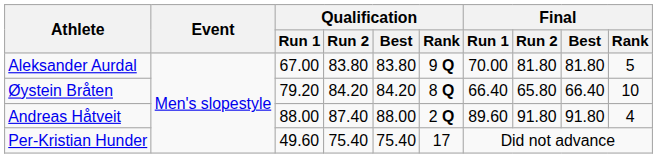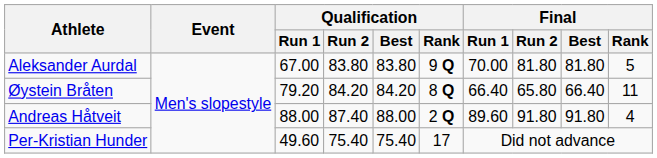(630, 91) 10 -> (630, 91) 11
